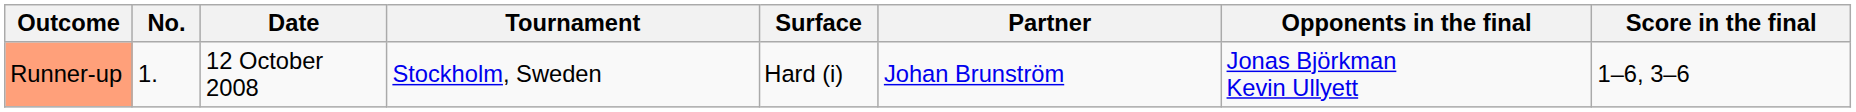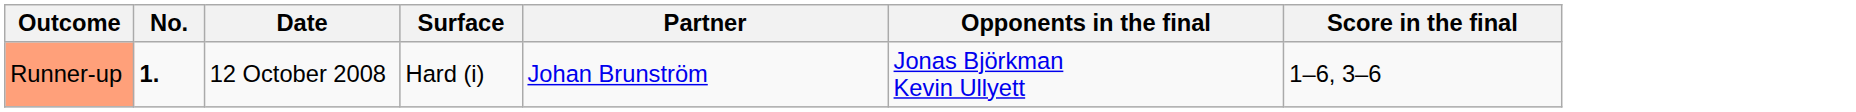- column: (573, 23)
(148, 74) normal -> (149, 74) bold
